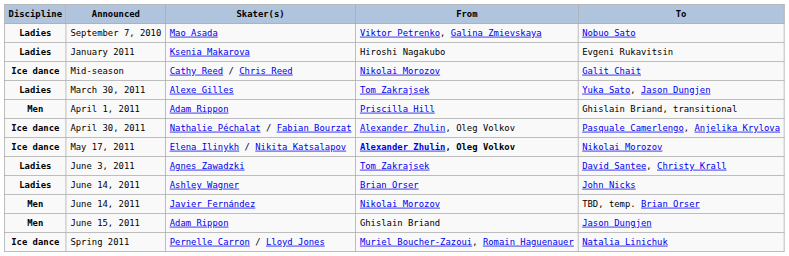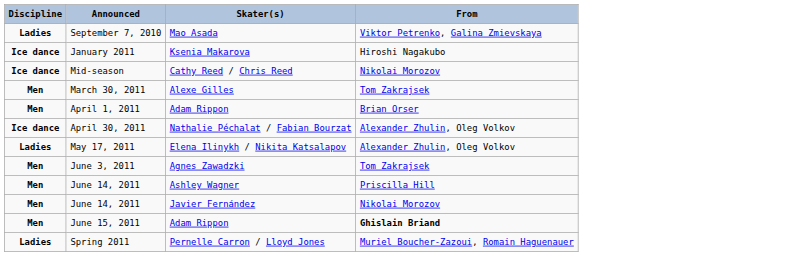- column: (681, 14)
(35, 52) Ladies -> (35, 52) Ice dance
(35, 90) Ladies -> (35, 90) Men
(397, 109) Priscilla Hill -> (389, 109) Brian Orser
(35, 147) Ice dance -> (35, 147) Ladies
(437, 147) bold -> (437, 147) normal
(35, 166) Ladies -> (35, 166) Men
(35, 185) Ladies -> (35, 185) Men
(389, 185) Brian Orser -> (397, 185) Priscilla Hill
(400, 223) normal -> (400, 223) bold
(35, 242) Ice dance -> (35, 242) Ladies
